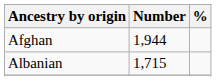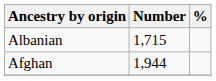rows swapped: (30, 39) <-> (35, 63)
